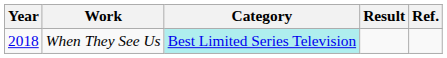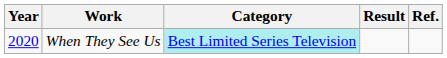(23, 41) 2018 -> (23, 41) 2020
